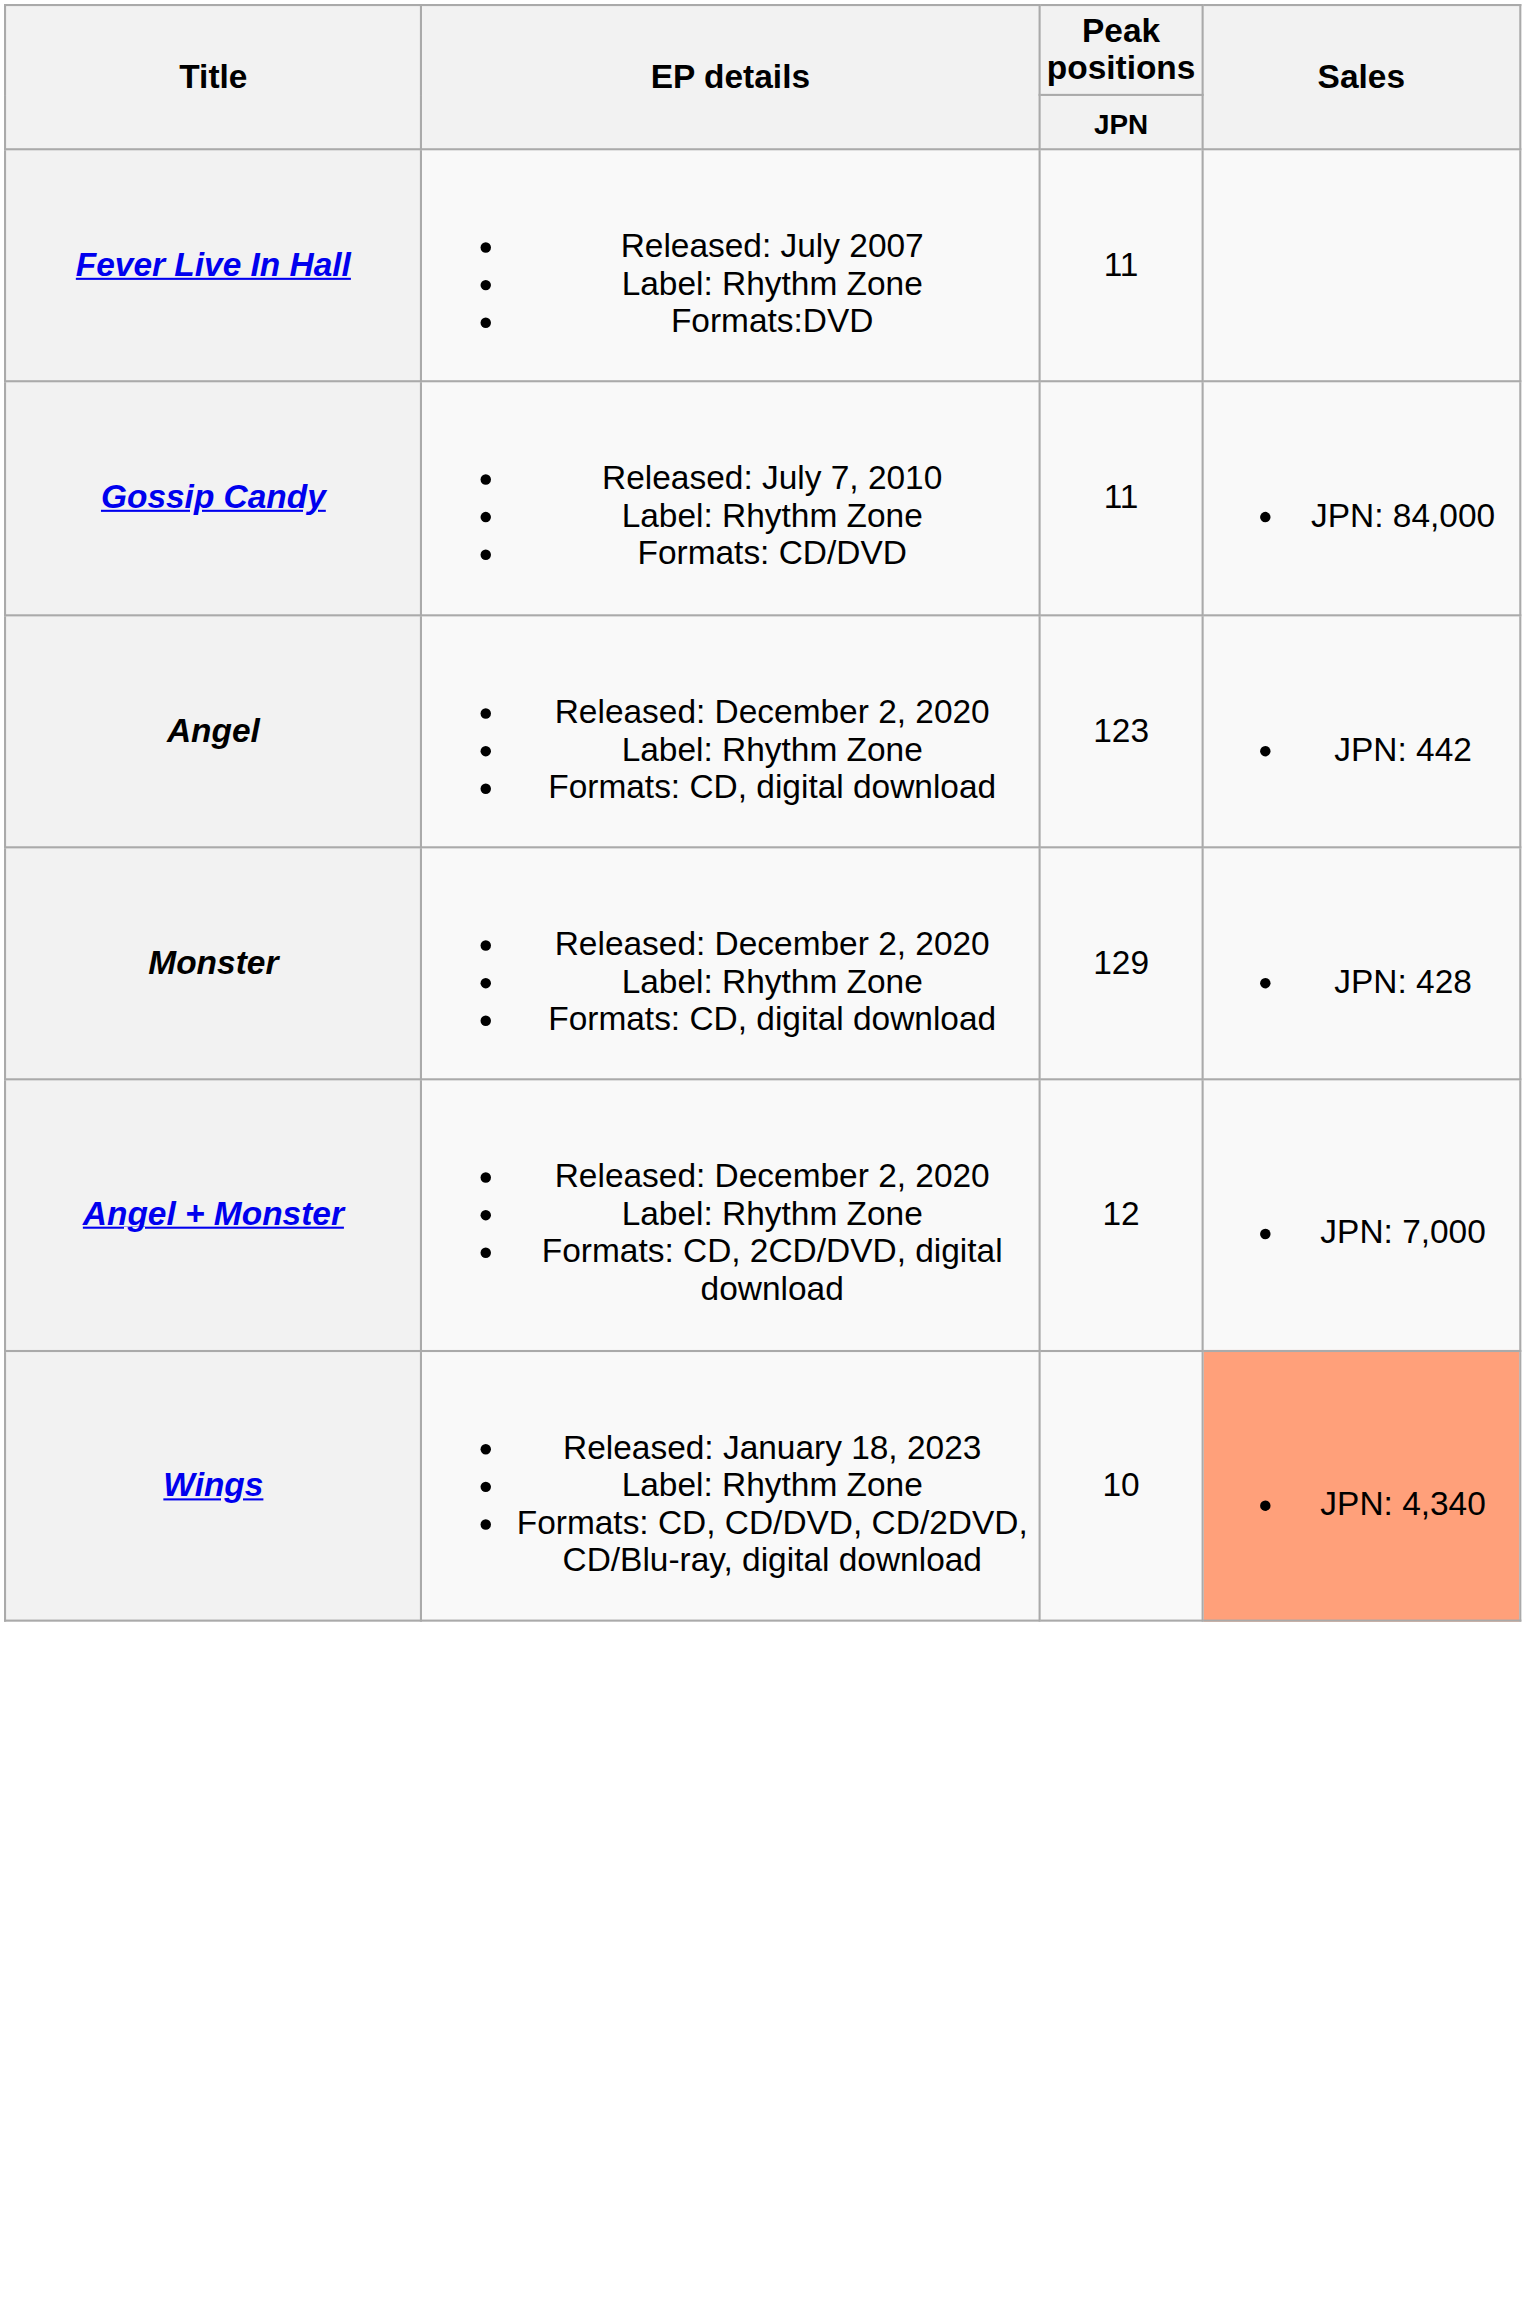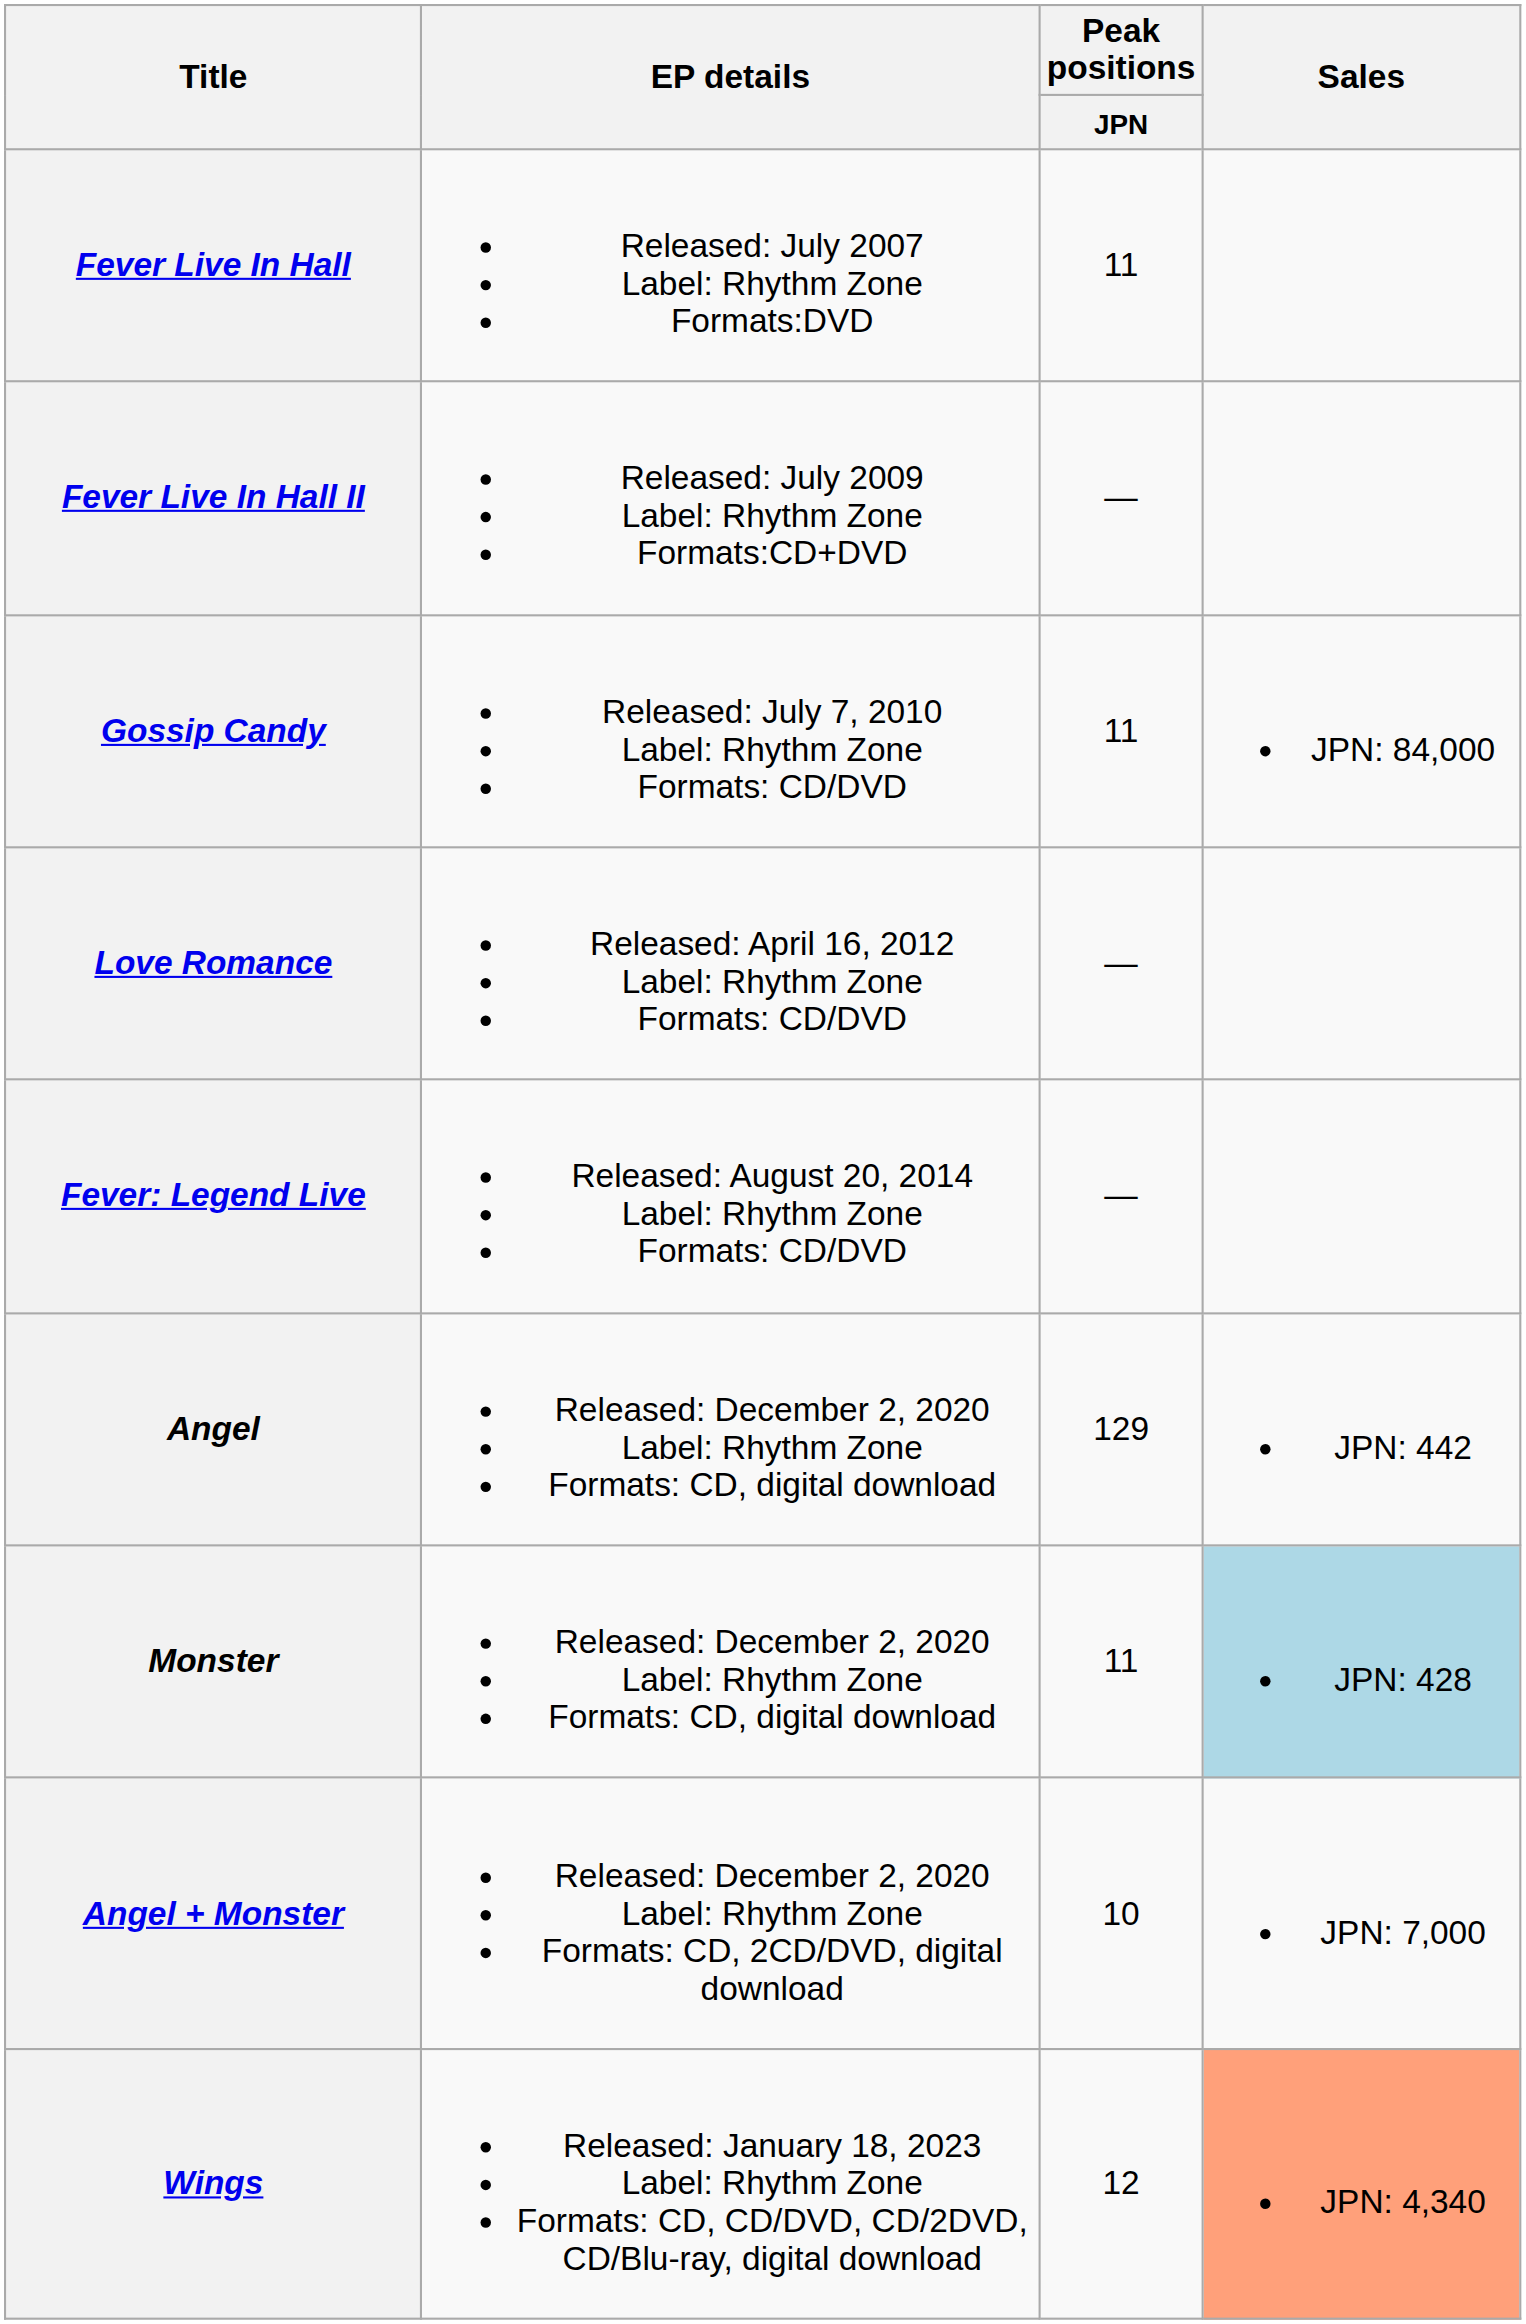+ row: (213, 497)
+ row: (213, 962)
+ row: (213, 1195)
(1121, 730) 123 -> (1121, 1428) 129
(1121, 962) 129 -> (1121, 1661) 11
(1361, 982) no background -> (1361, 1681) lightblue background
(1121, 1214) 12 -> (1121, 1912) 10
(1121, 1484) 10 -> (1121, 2183) 12
